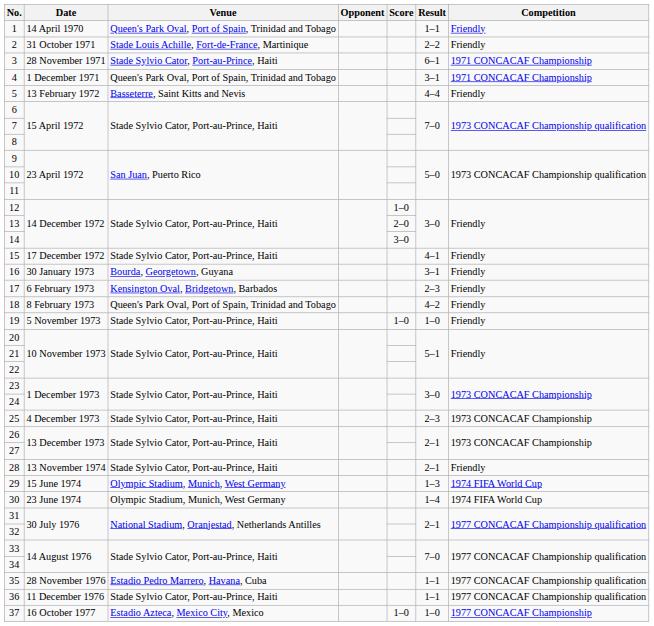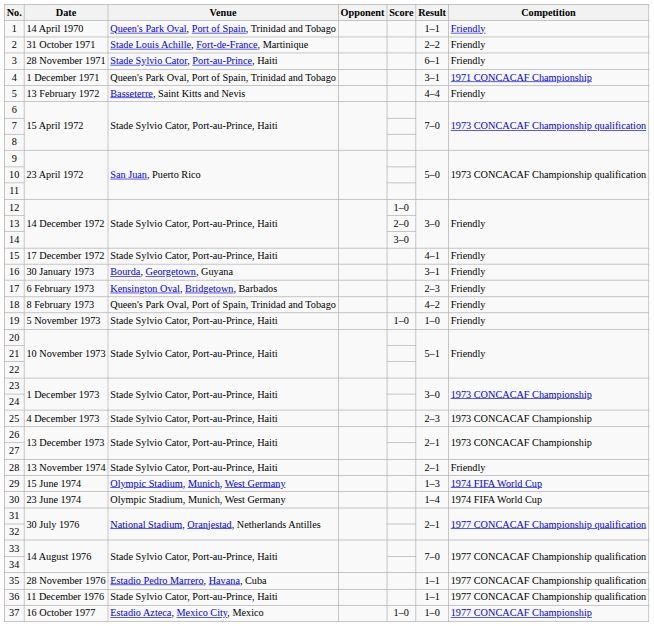(521, 61) 1971 CONCACAF Championship -> (468, 61) Friendly
